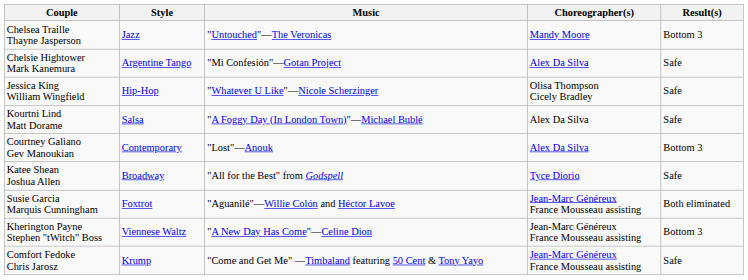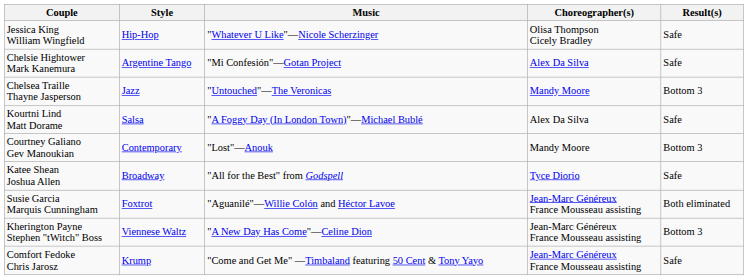rows swapped: (44, 35) <-> (46, 91)
(559, 147) Alex Da Silva -> (560, 147) Mandy Moore
